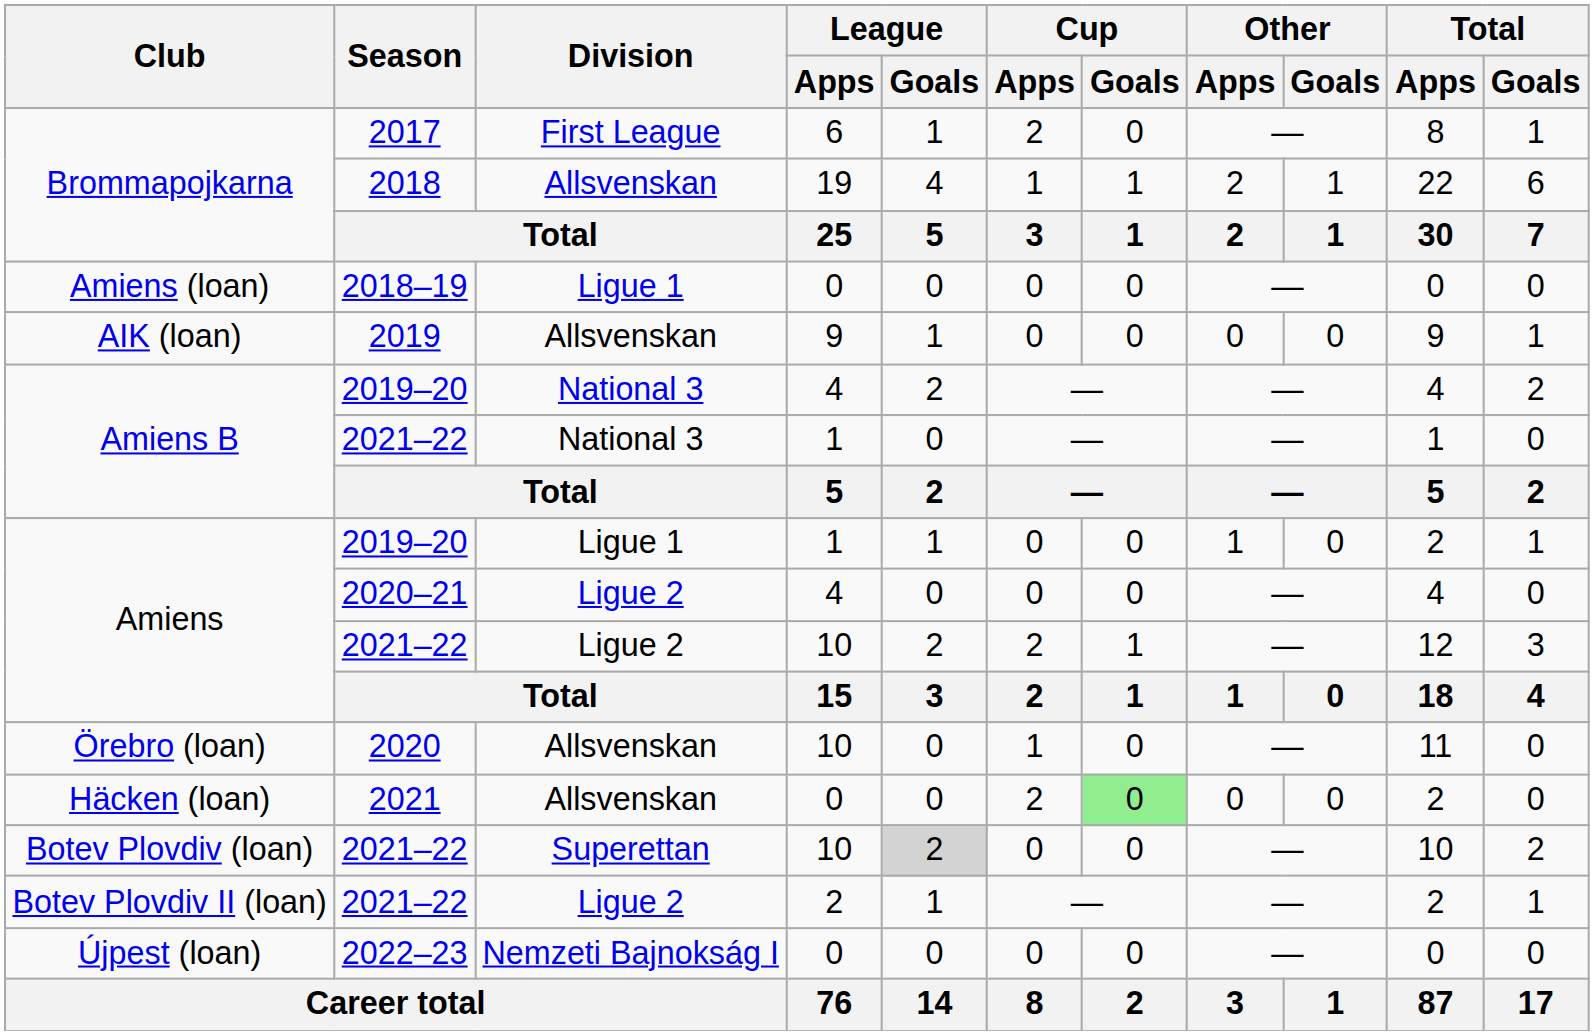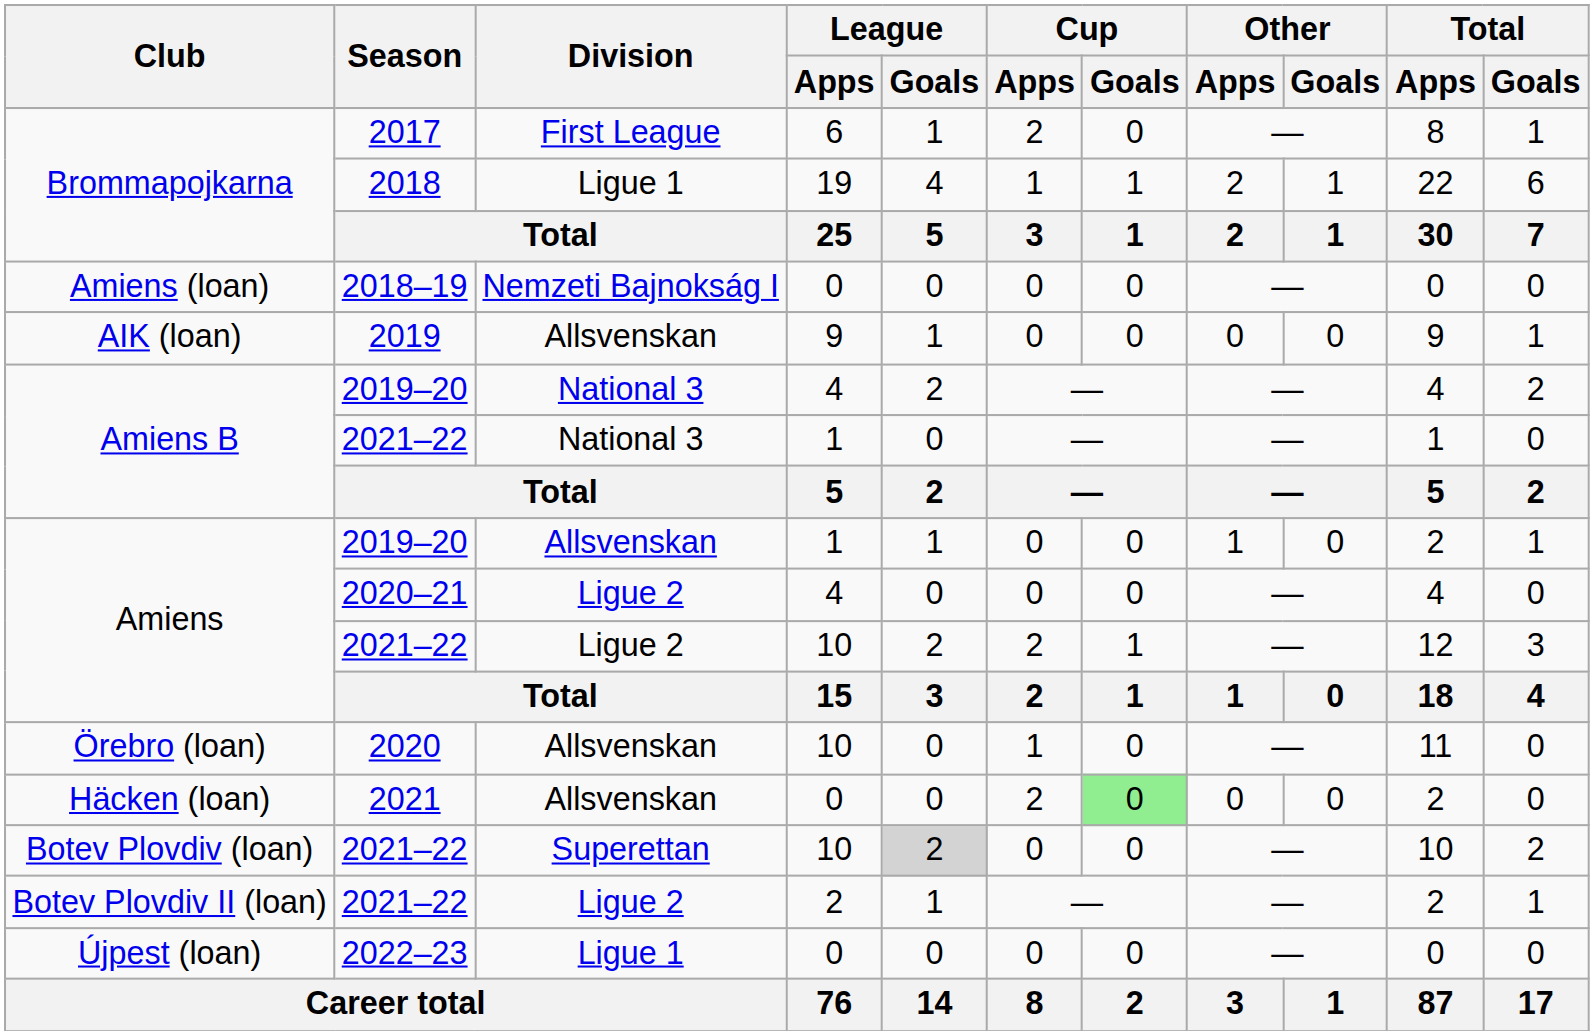(631, 183) Allsvenskan -> (631, 183) Ligue 1
(631, 286) Ligue 1 -> (631, 286) Nemzeti Bajnokság I
(631, 542) Ligue 1 -> (631, 542) Allsvenskan
(631, 952) Nemzeti Bajnokság I -> (631, 952) Ligue 1
